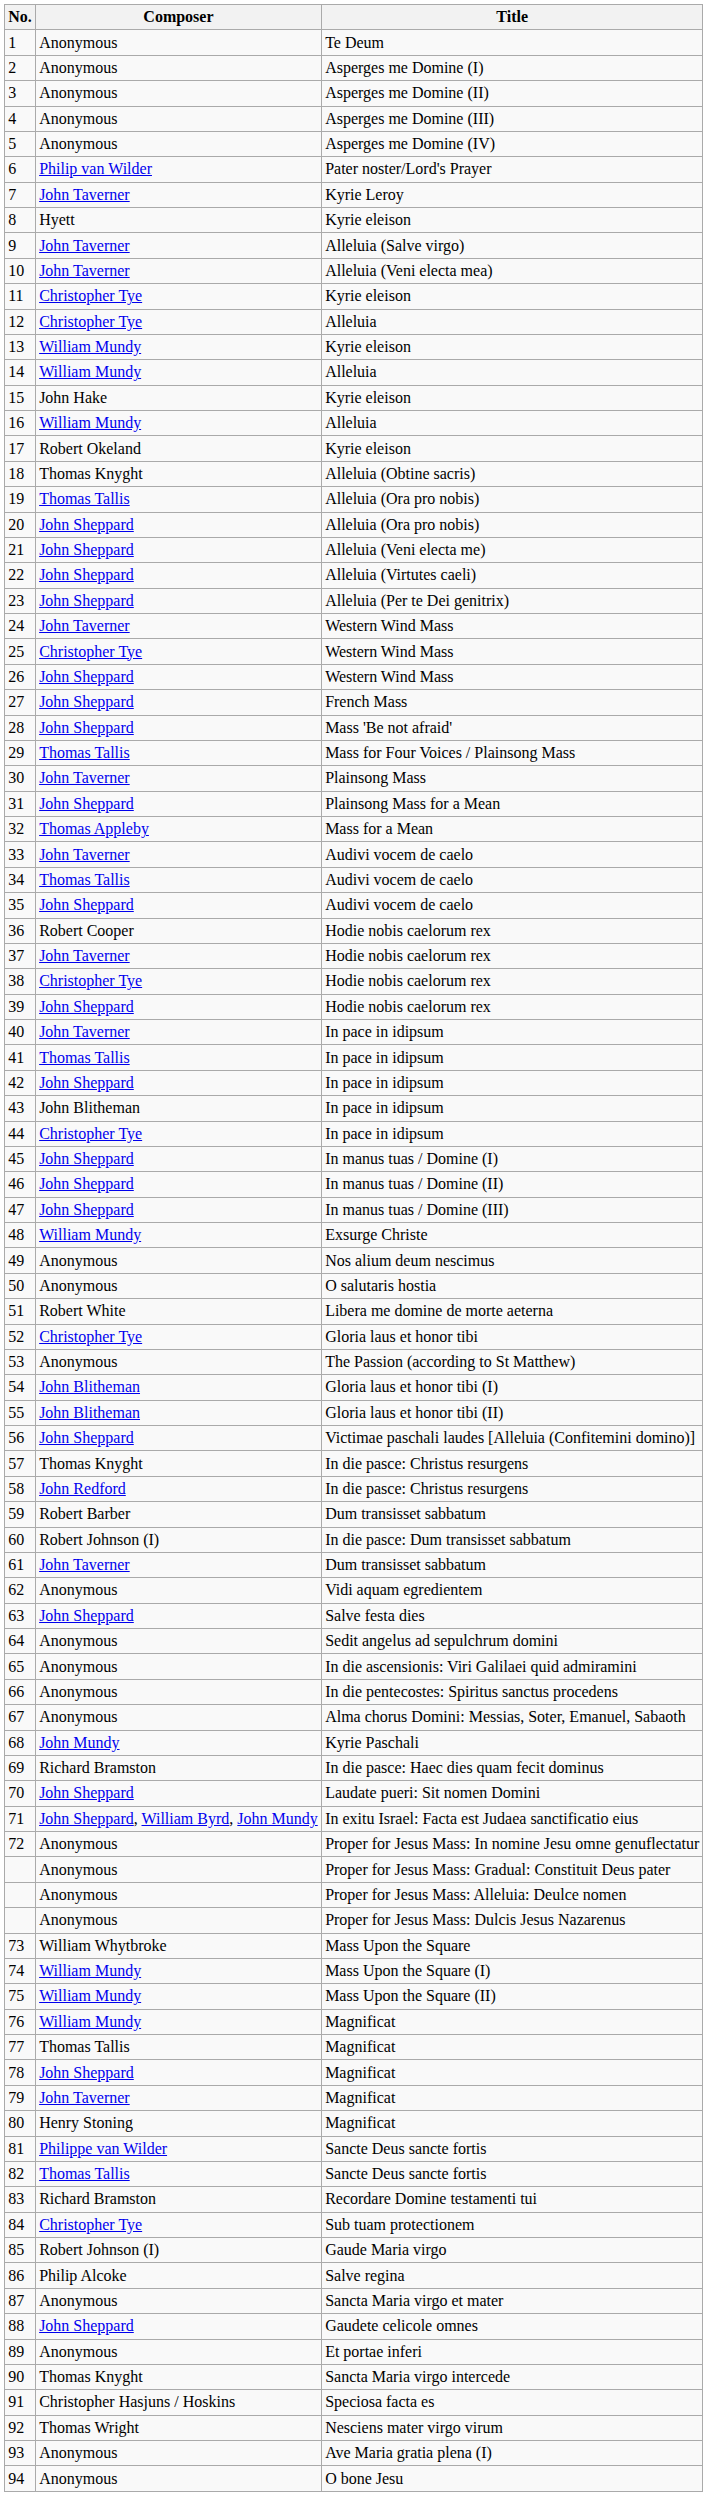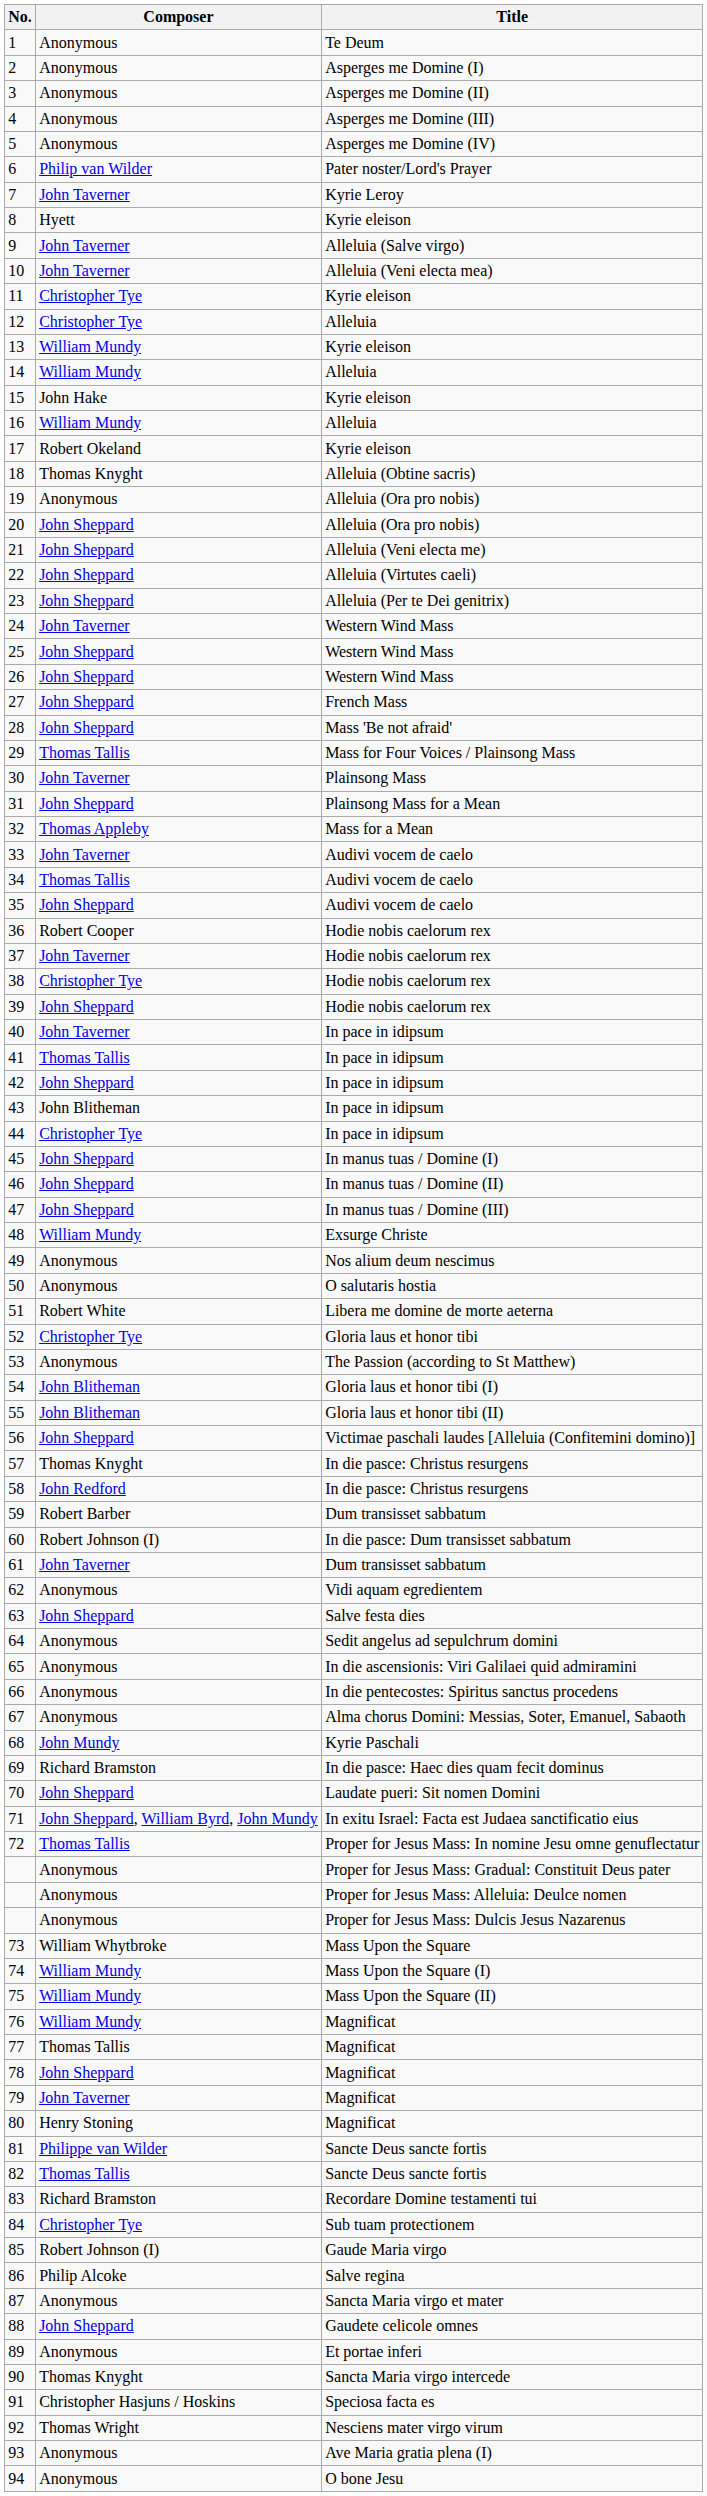(84, 499) Thomas Tallis -> (78, 499) Anonymous
(91, 651) Christopher Tye -> (86, 651) John Sheppard
(78, 1844) Anonymous -> (84, 1844) Thomas Tallis
